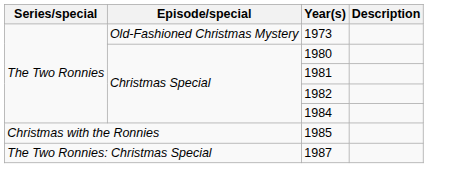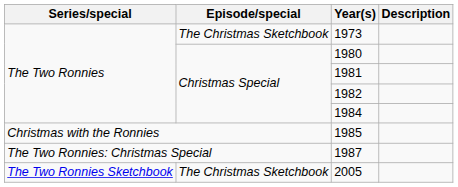(204, 34) Old-Fashioned Christmas Mystery -> (253, 34) The Christmas Sketchbook
+ row: (348, 172)
